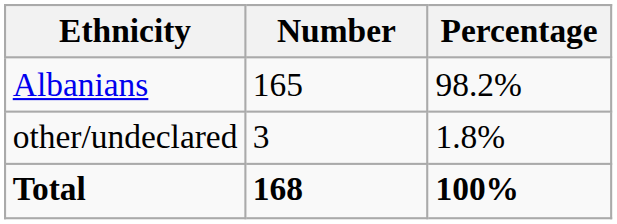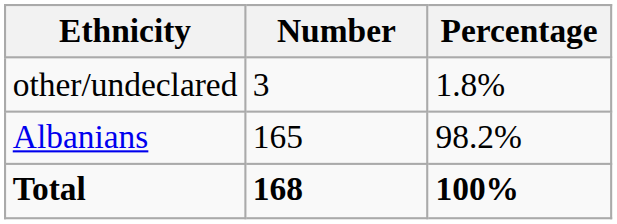rows swapped: (81, 84) <-> (125, 137)
